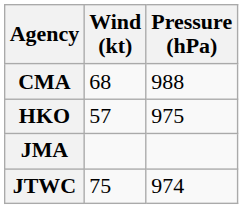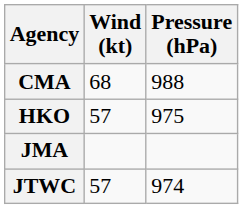(100, 185) 75 -> (100, 185) 57
